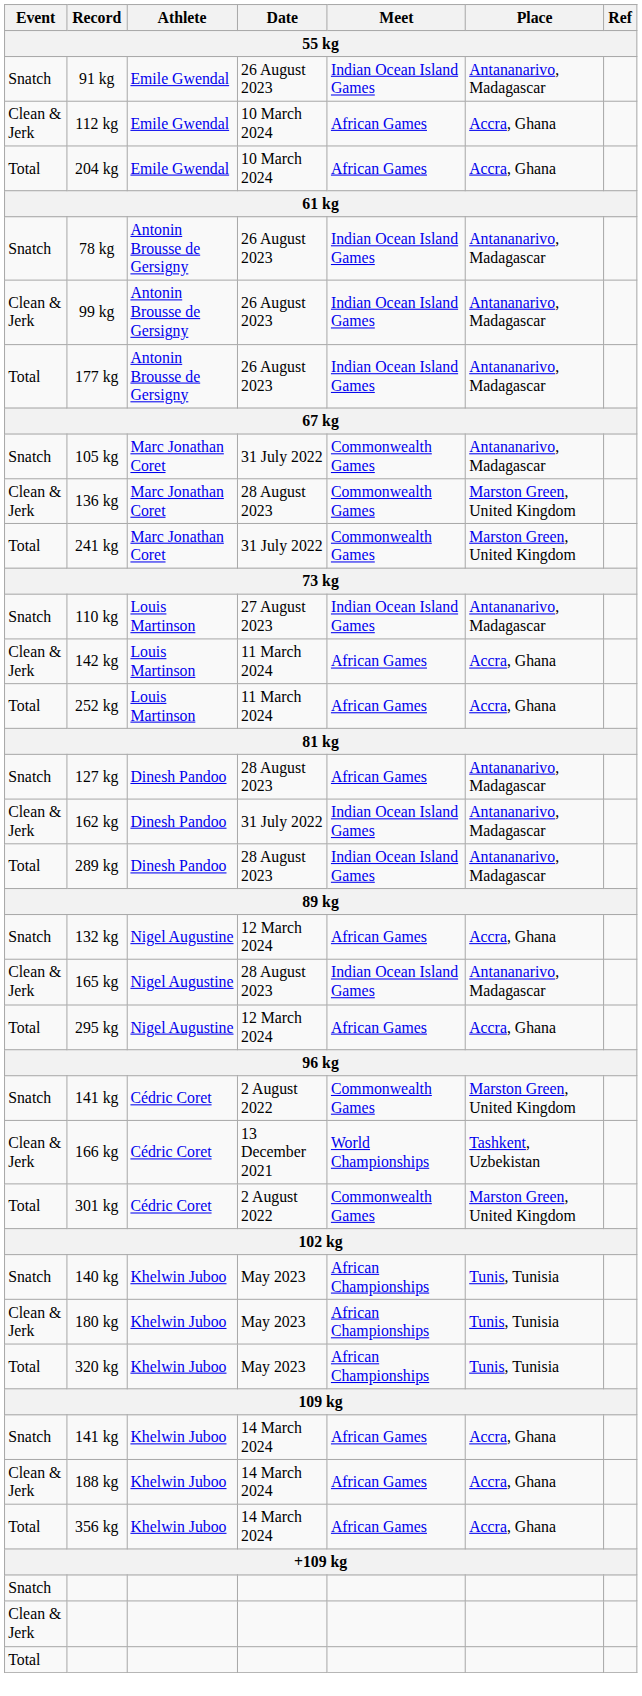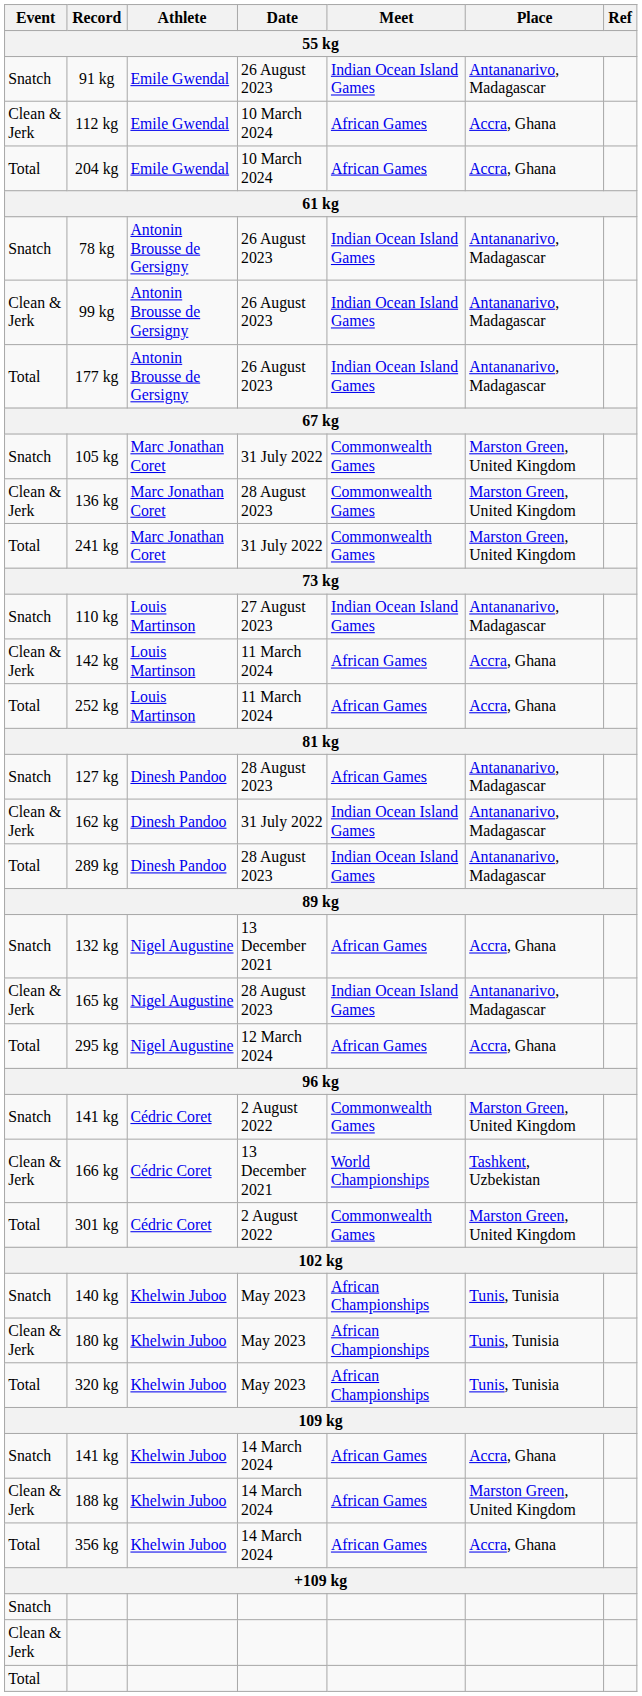(514, 456) Antananarivo, Madagascar -> (522, 456) Marston Green, United Kingdom
(272, 937) 12 March 2024 -> (273, 946) 13 December 2021
(513, 1482) Accra, Ghana -> (522, 1500) Marston Green, United Kingdom
